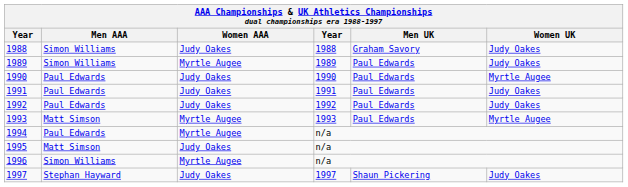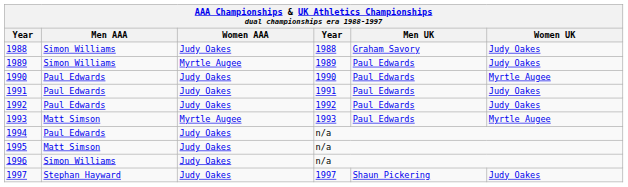(211, 133) Myrtle Augee -> (205, 133) Judy Oakes
(211, 161) Myrtle Augee -> (205, 161) Judy Oakes
